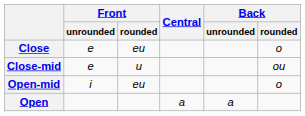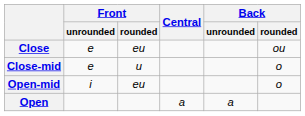(279, 48) o -> (279, 48) ou
(279, 66) ou -> (279, 66) o
